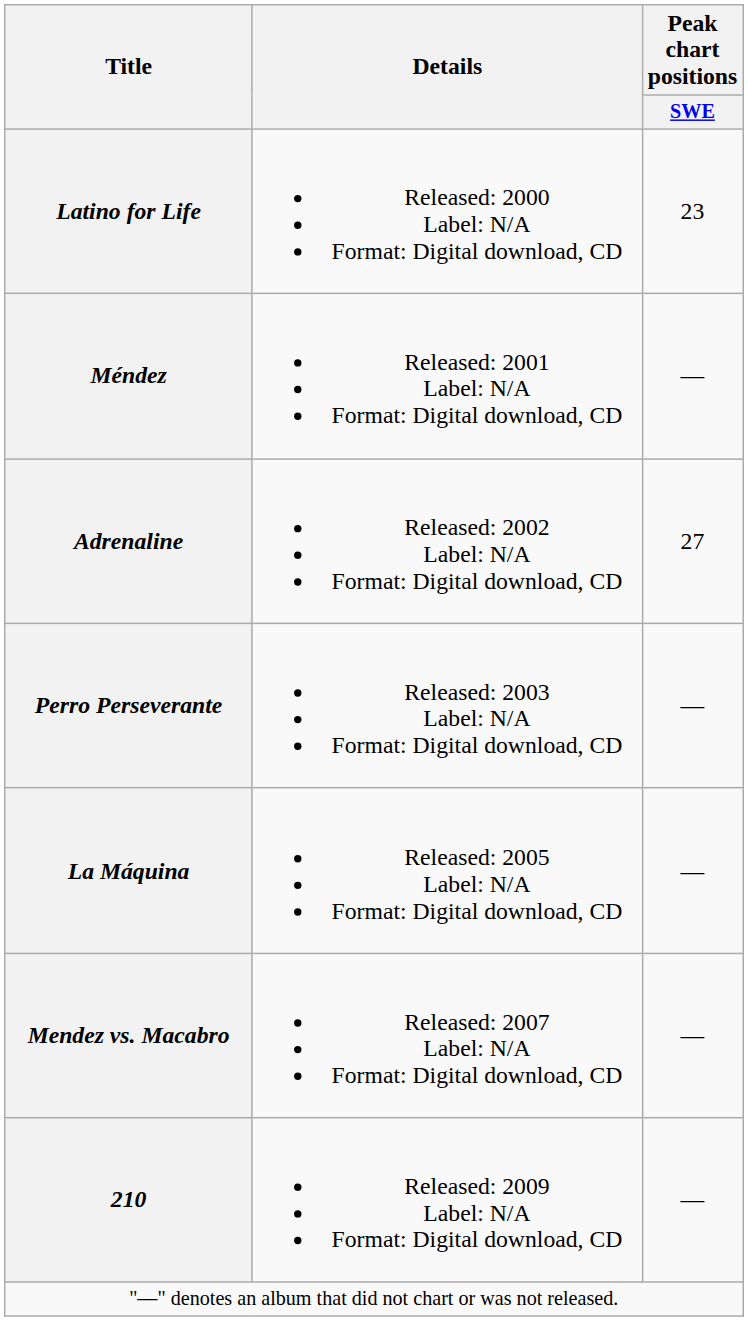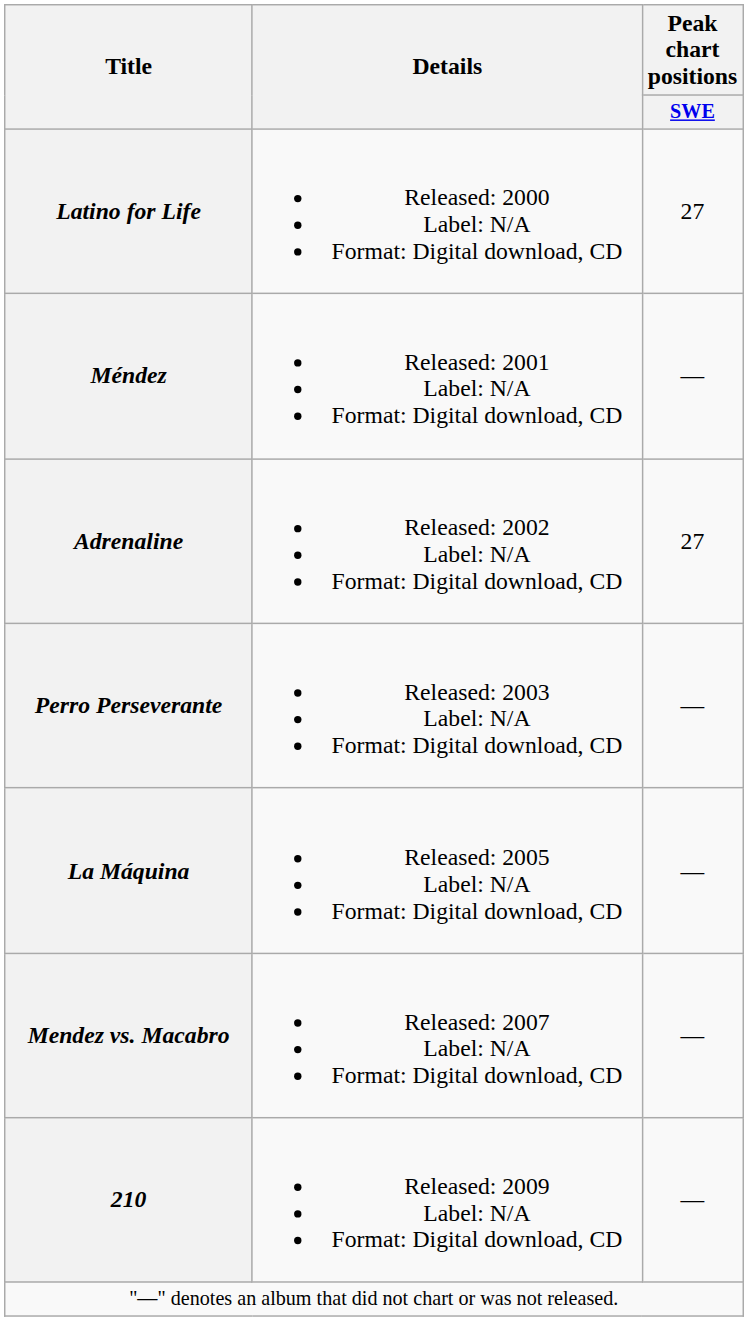(692, 210) 23 -> (692, 210) 27
